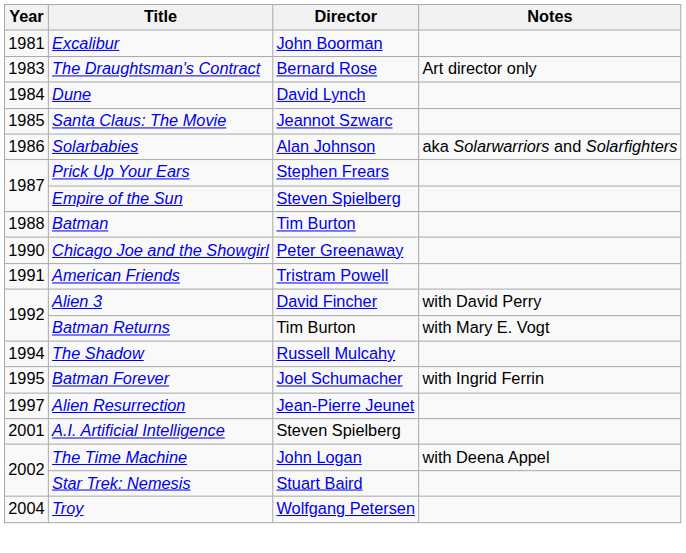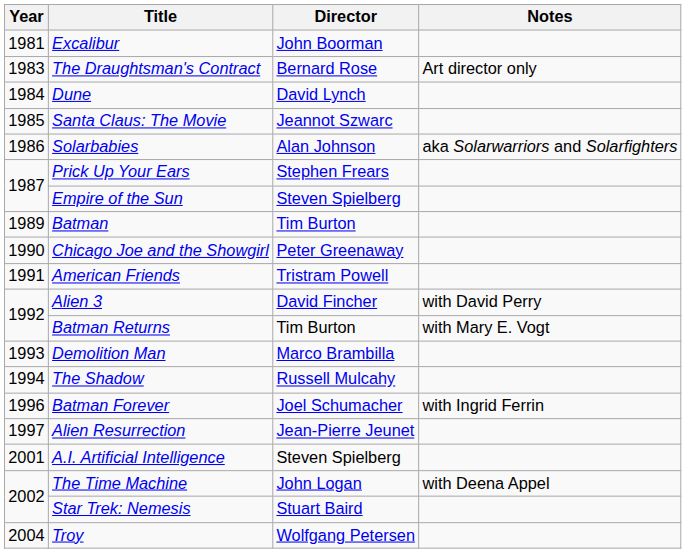(26, 224) 1988 -> (26, 224) 1989
+ row: (109, 353)
(26, 379) 1995 -> (26, 405) 1996
